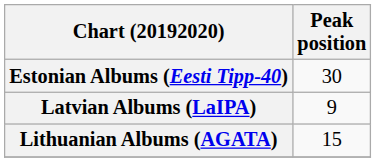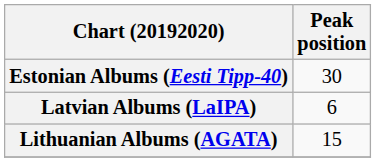(332, 107) 9 -> (332, 107) 6
